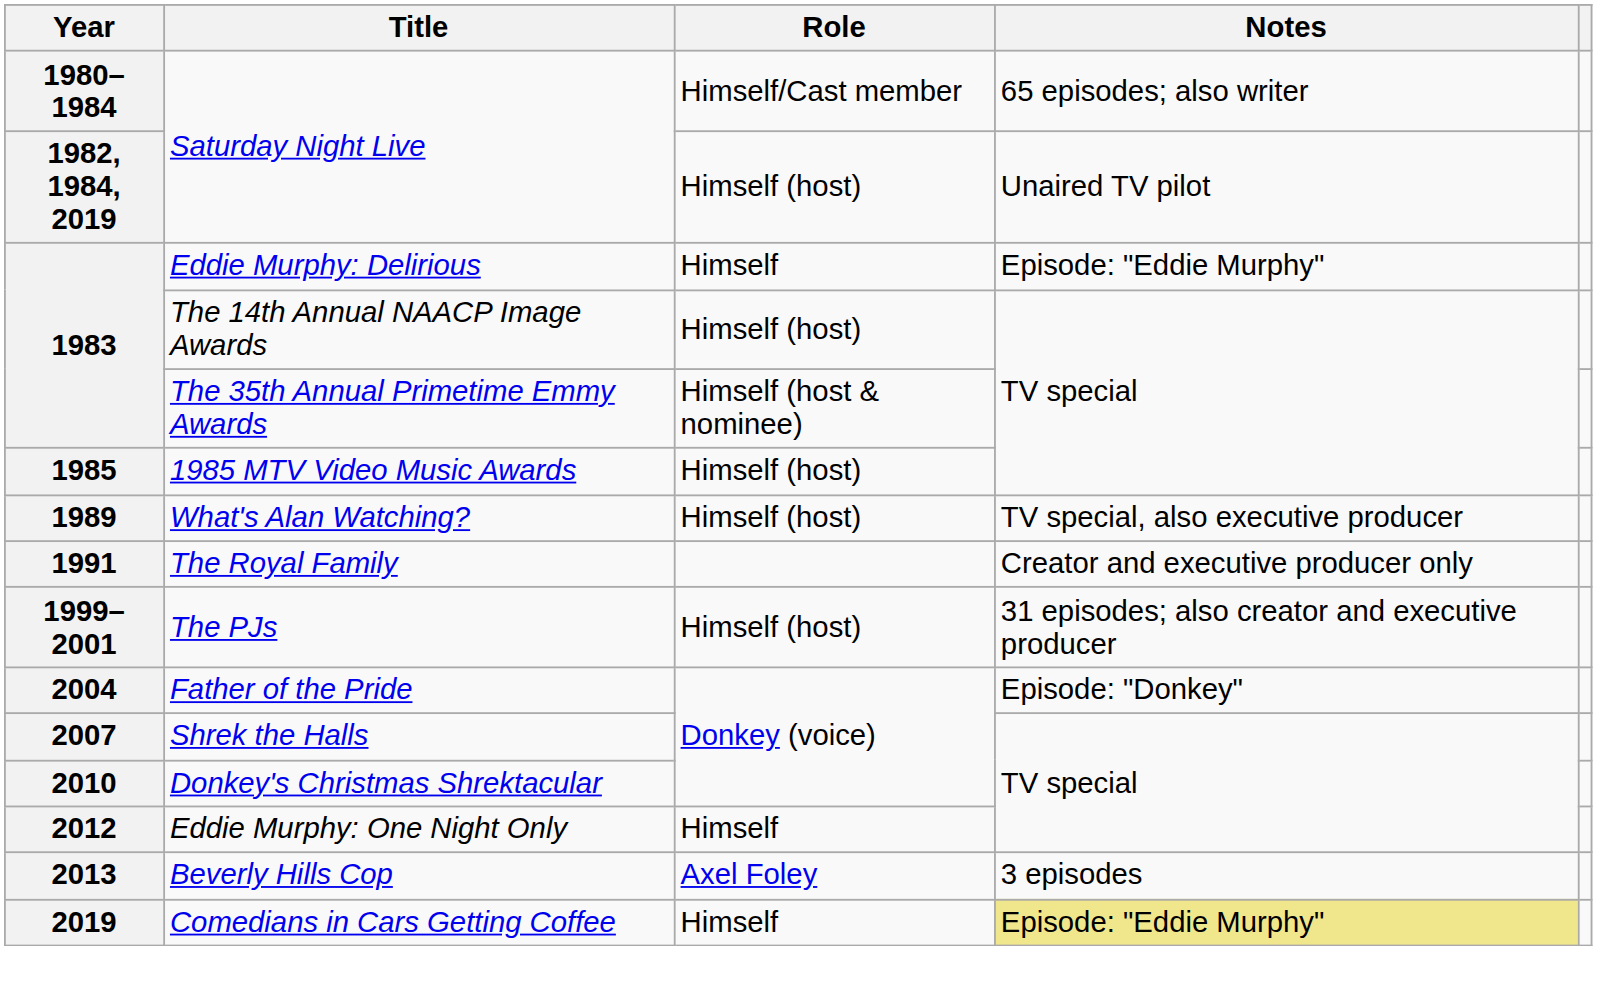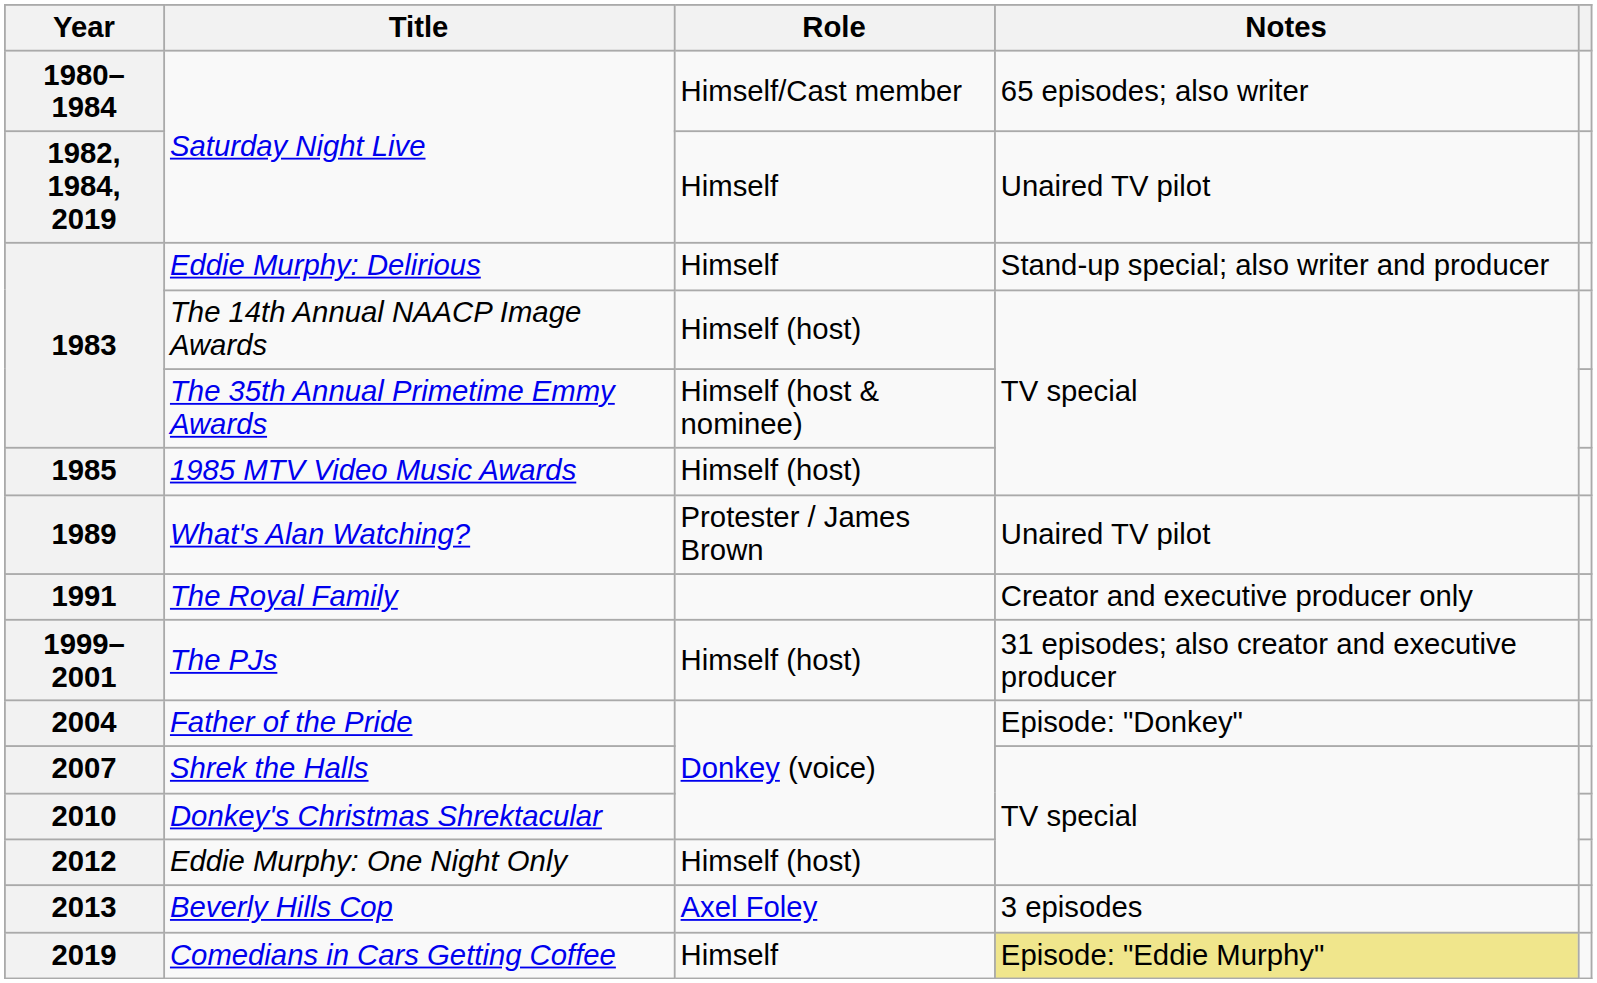(771, 186) Himself (host) -> (729, 186) Himself
(1163, 265) Episode: "Eddie Murphy" -> (1275, 265) Stand-up special; also writer and producer
(771, 517) Himself (host) -> (795, 533) Protester / James Brown
(1232, 517) TV special, also executive producer -> (1106, 533) Unaired TV pilot
(729, 829) Himself -> (771, 861) Himself (host)
